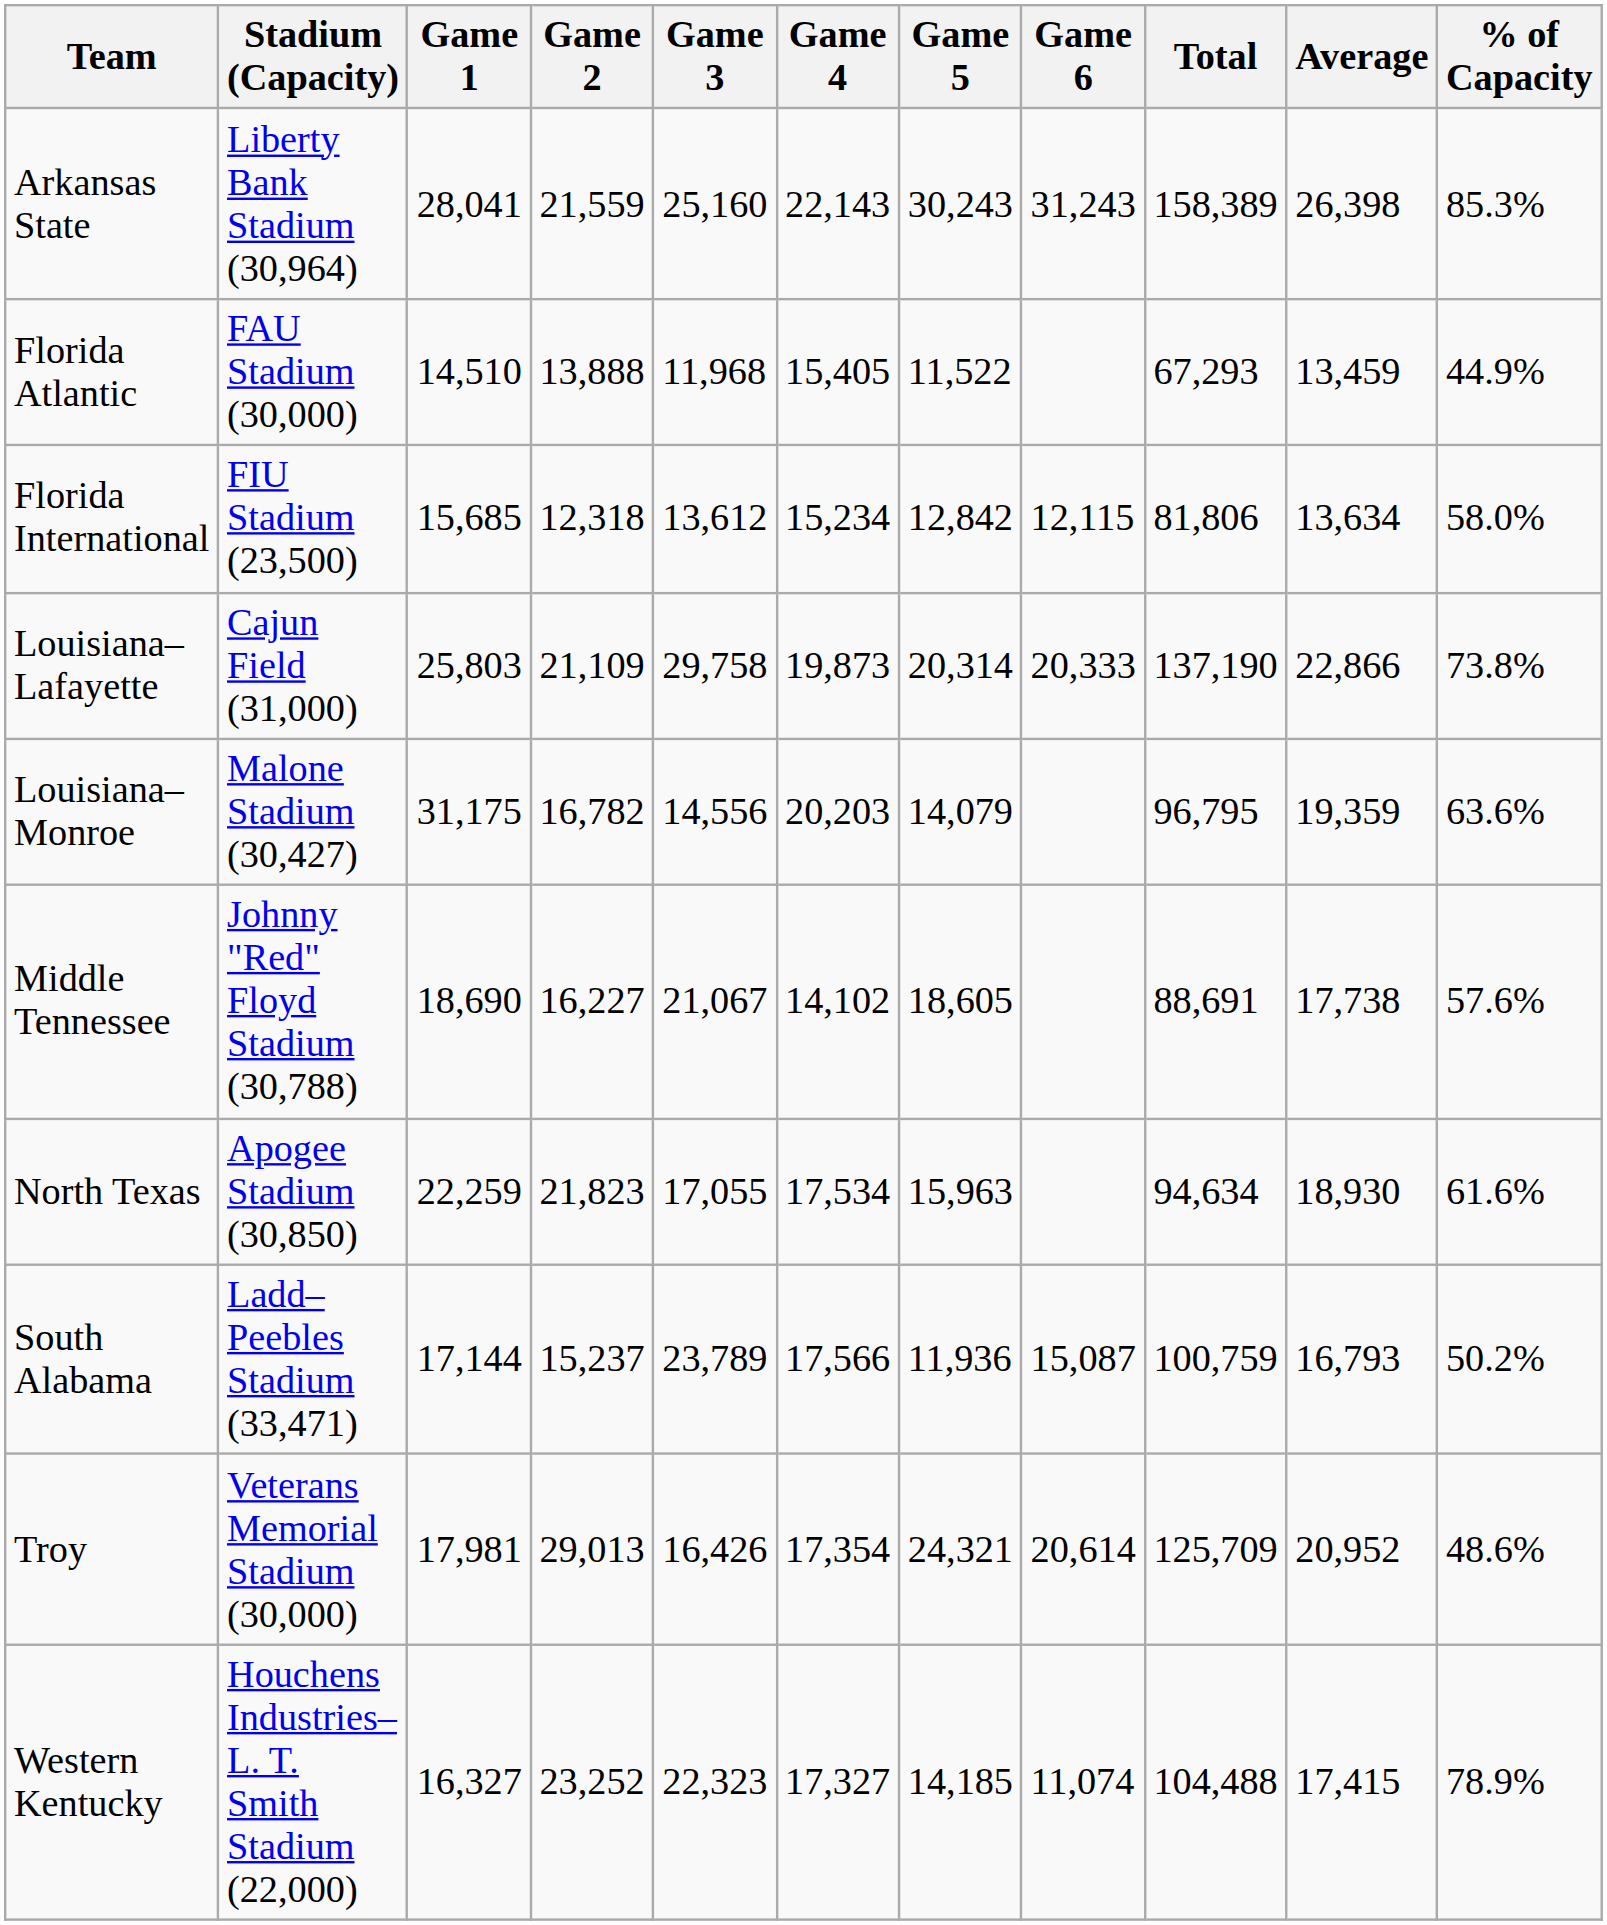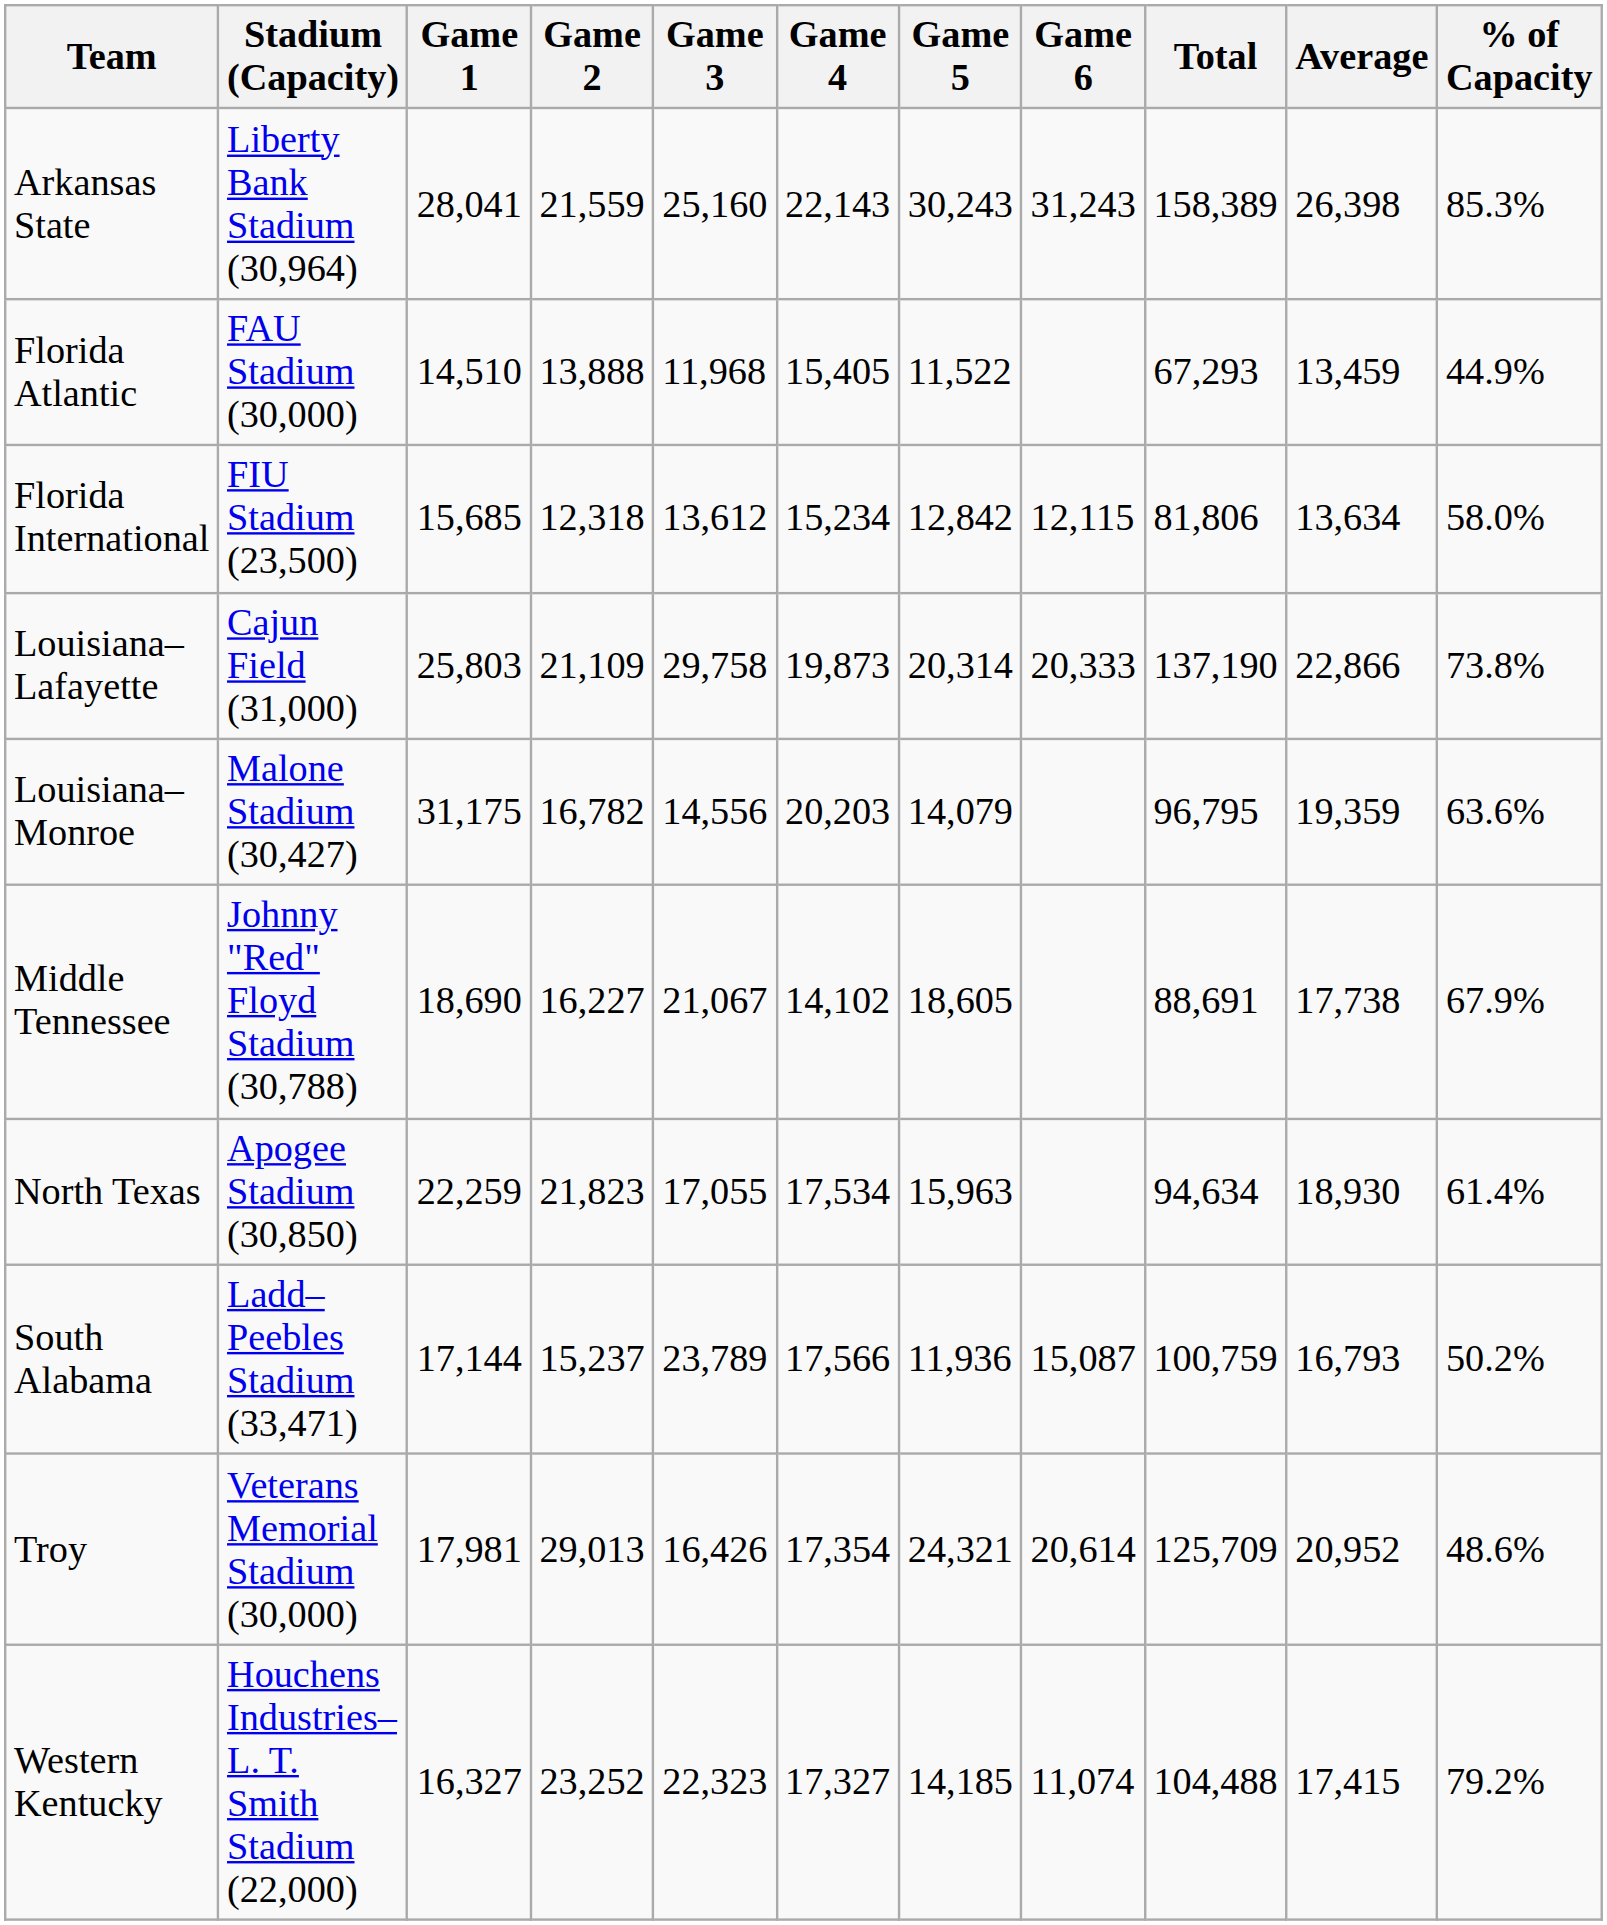(1495, 1000) 57.6% -> (1495, 1000) 67.9%
(1495, 1190) 61.6% -> (1495, 1190) 61.4%
(1495, 1781) 78.9% -> (1495, 1781) 79.2%
